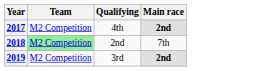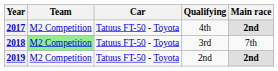+ column: (138, 12)
(117, 43) 2nd -> (205, 43) 3rd
(117, 58) 3rd -> (205, 58) 2nd
